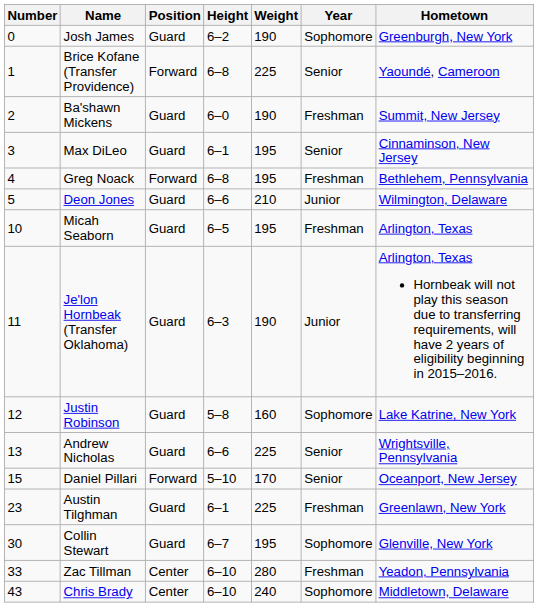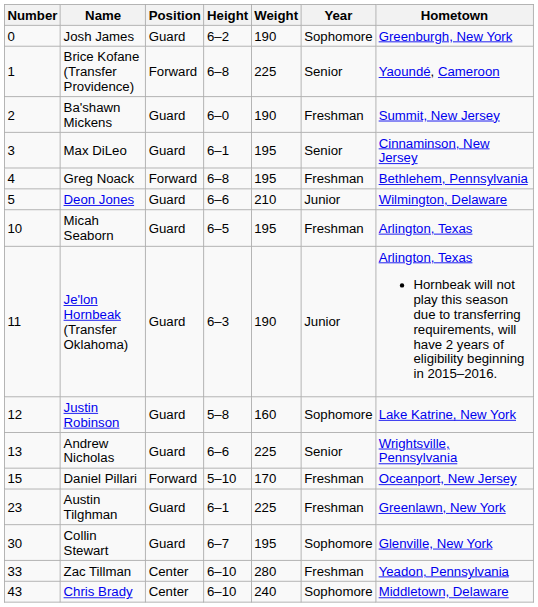(323, 479) Senior -> (334, 479) Freshman
